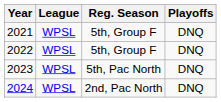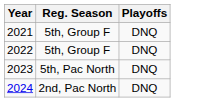- column: (59, 13)
